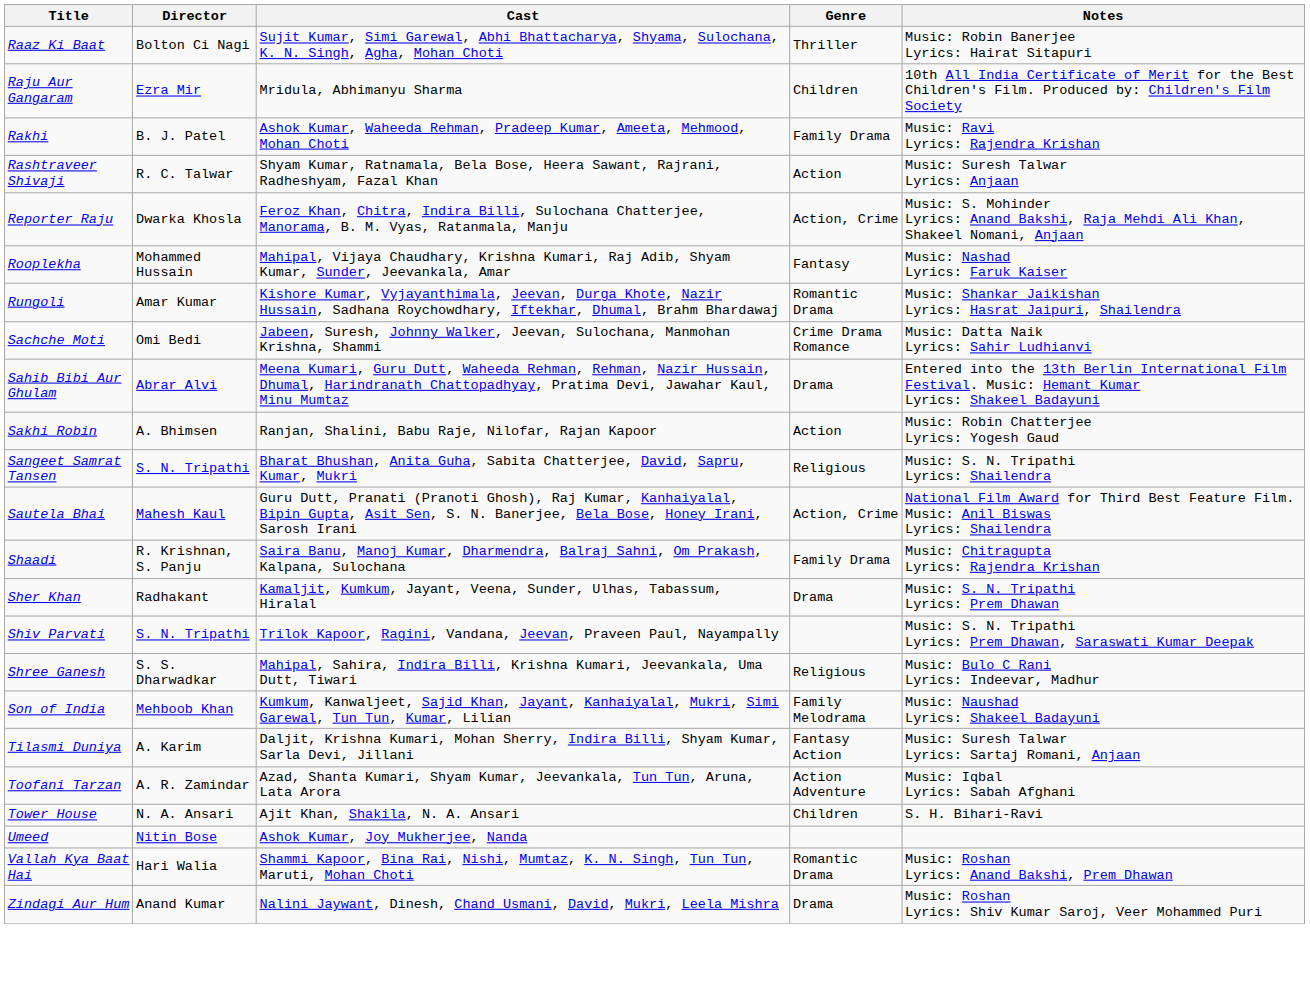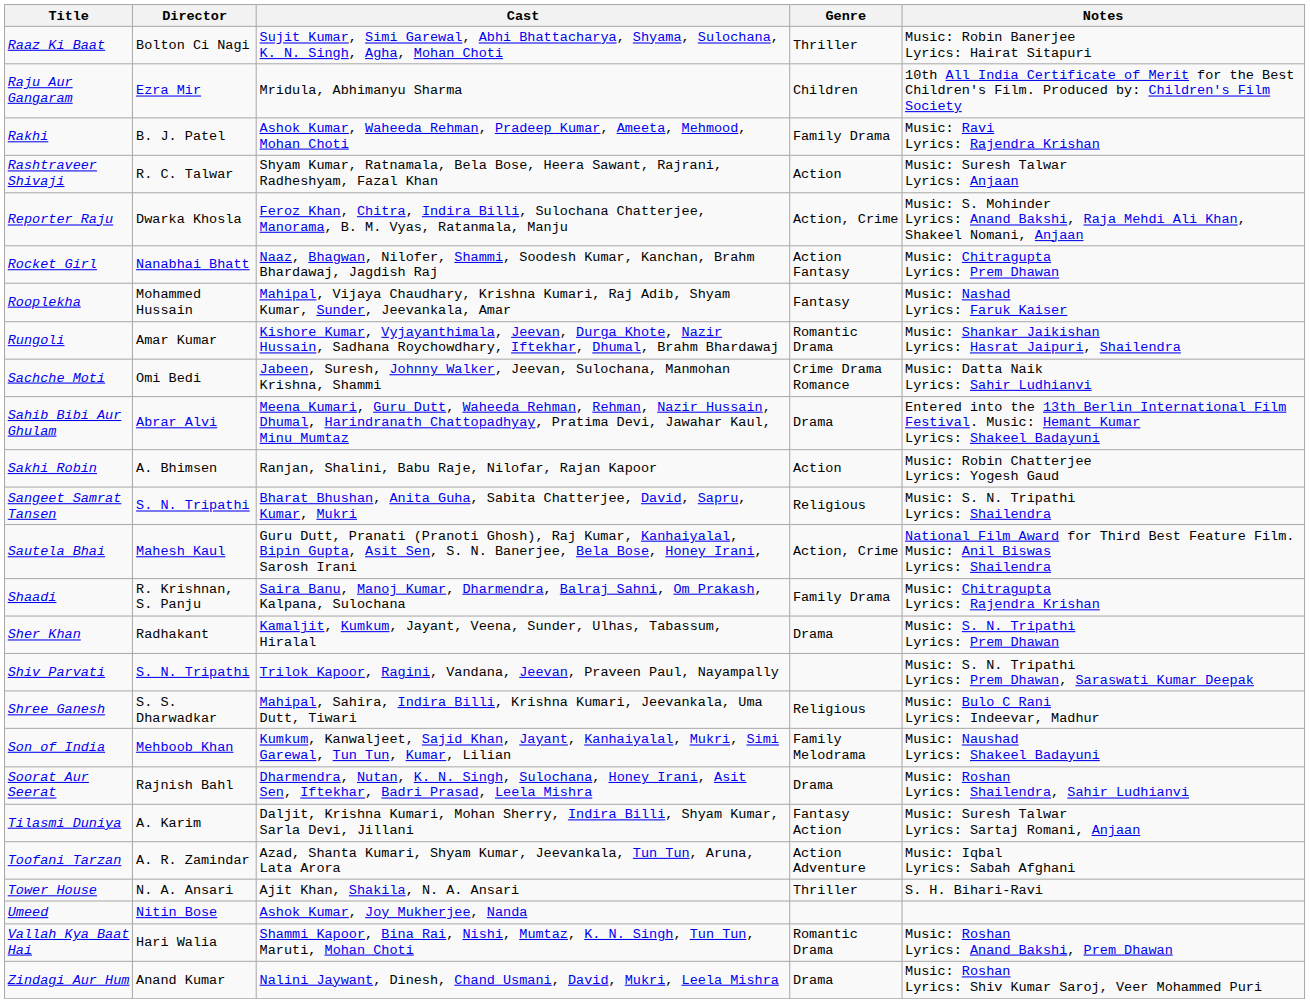+ row: (52, 265)
+ row: (48, 785)
(825, 815) Children -> (825, 890) Thriller
